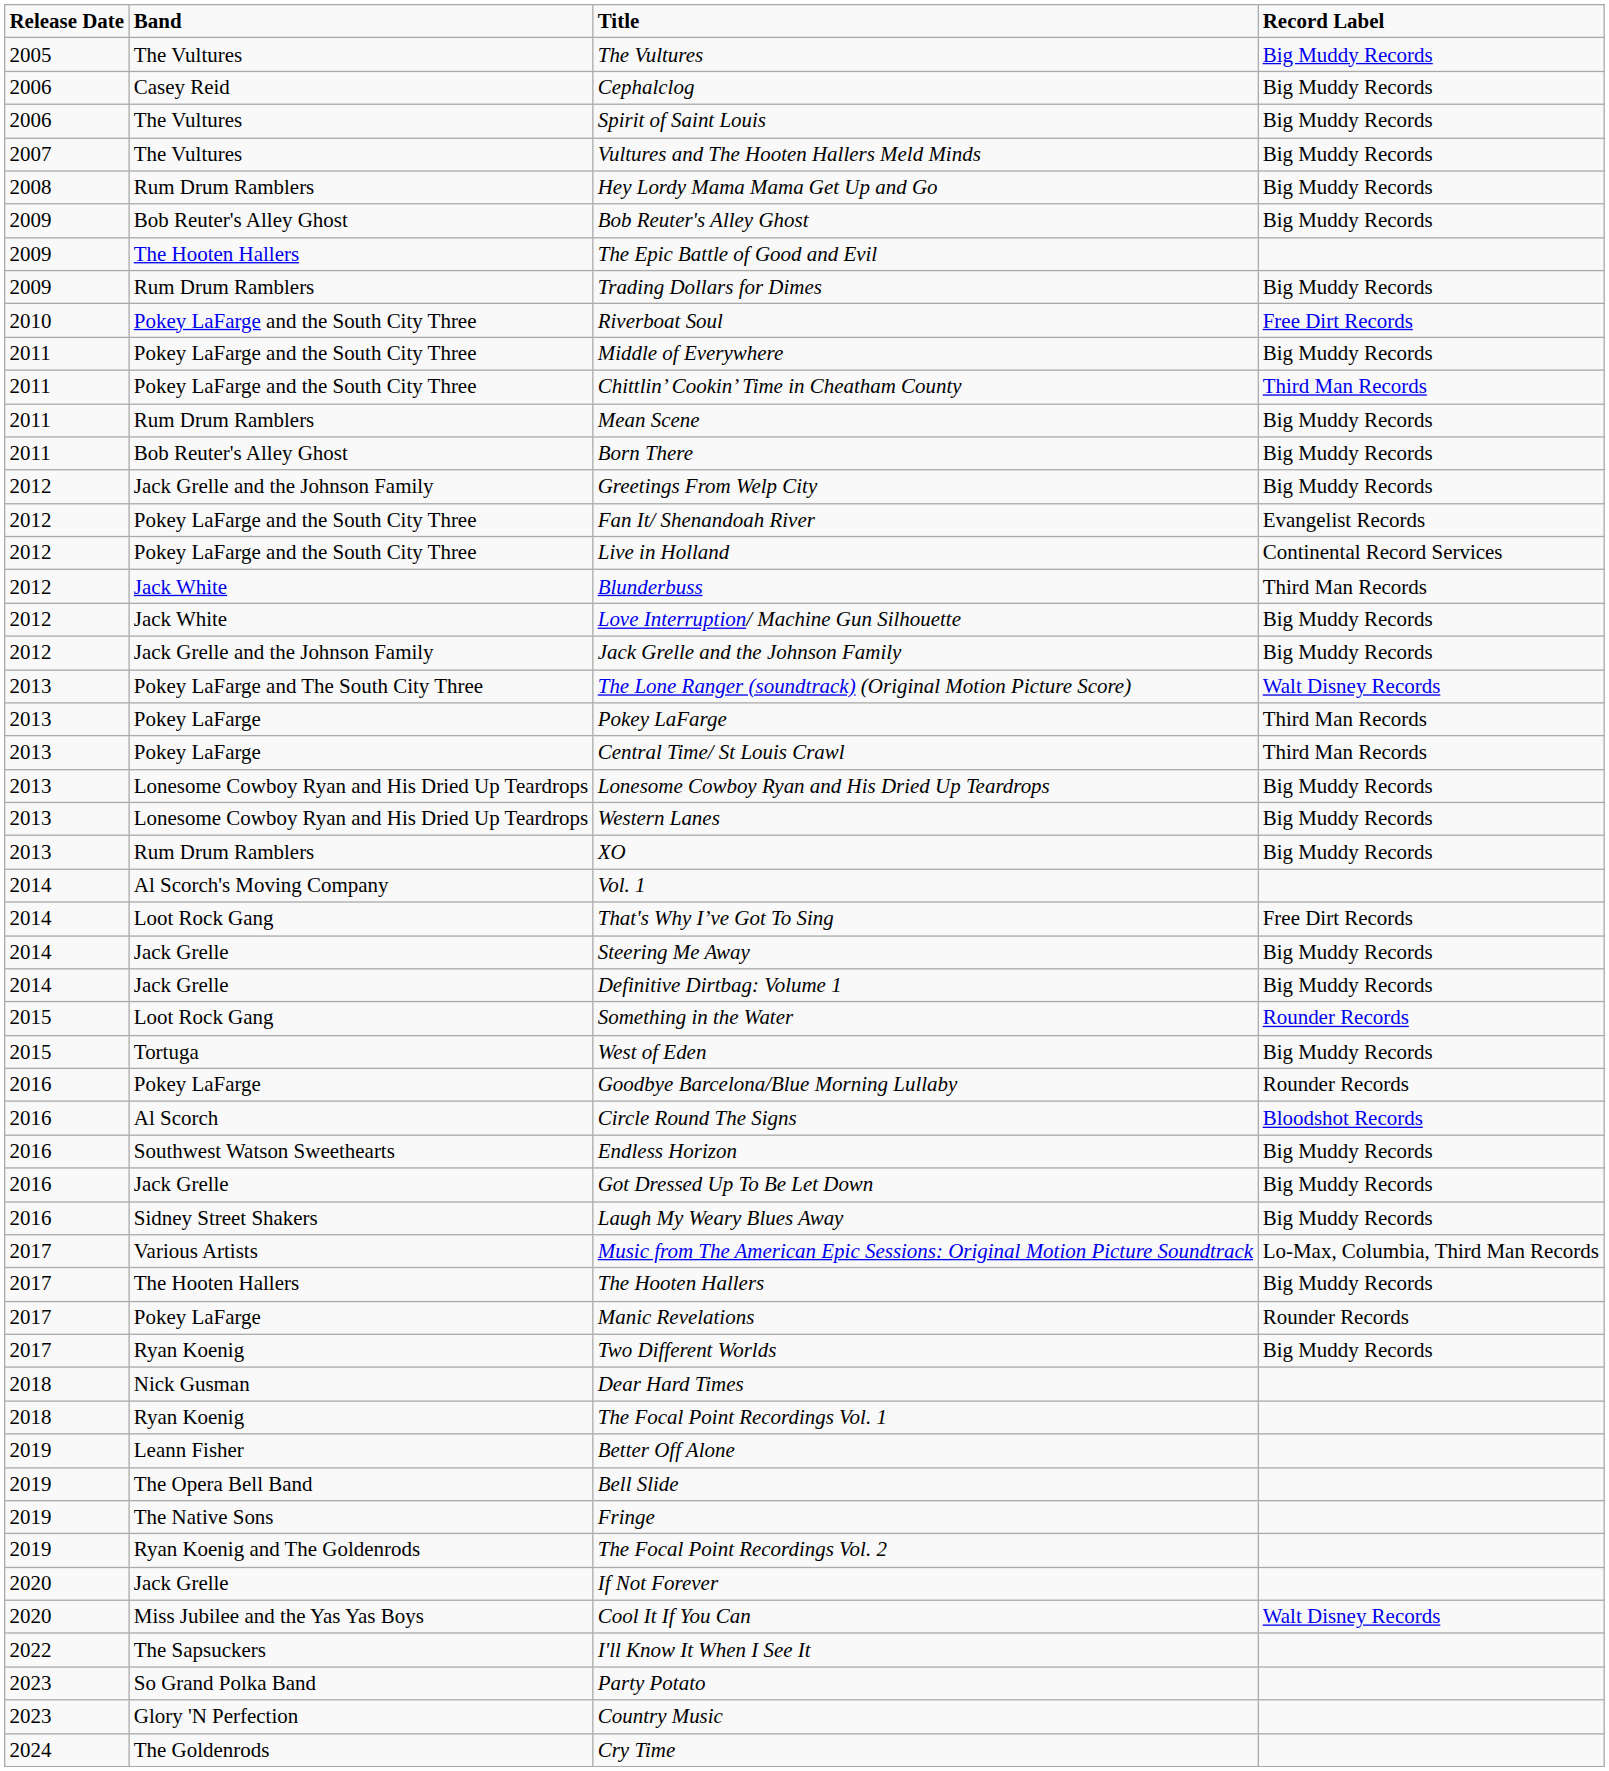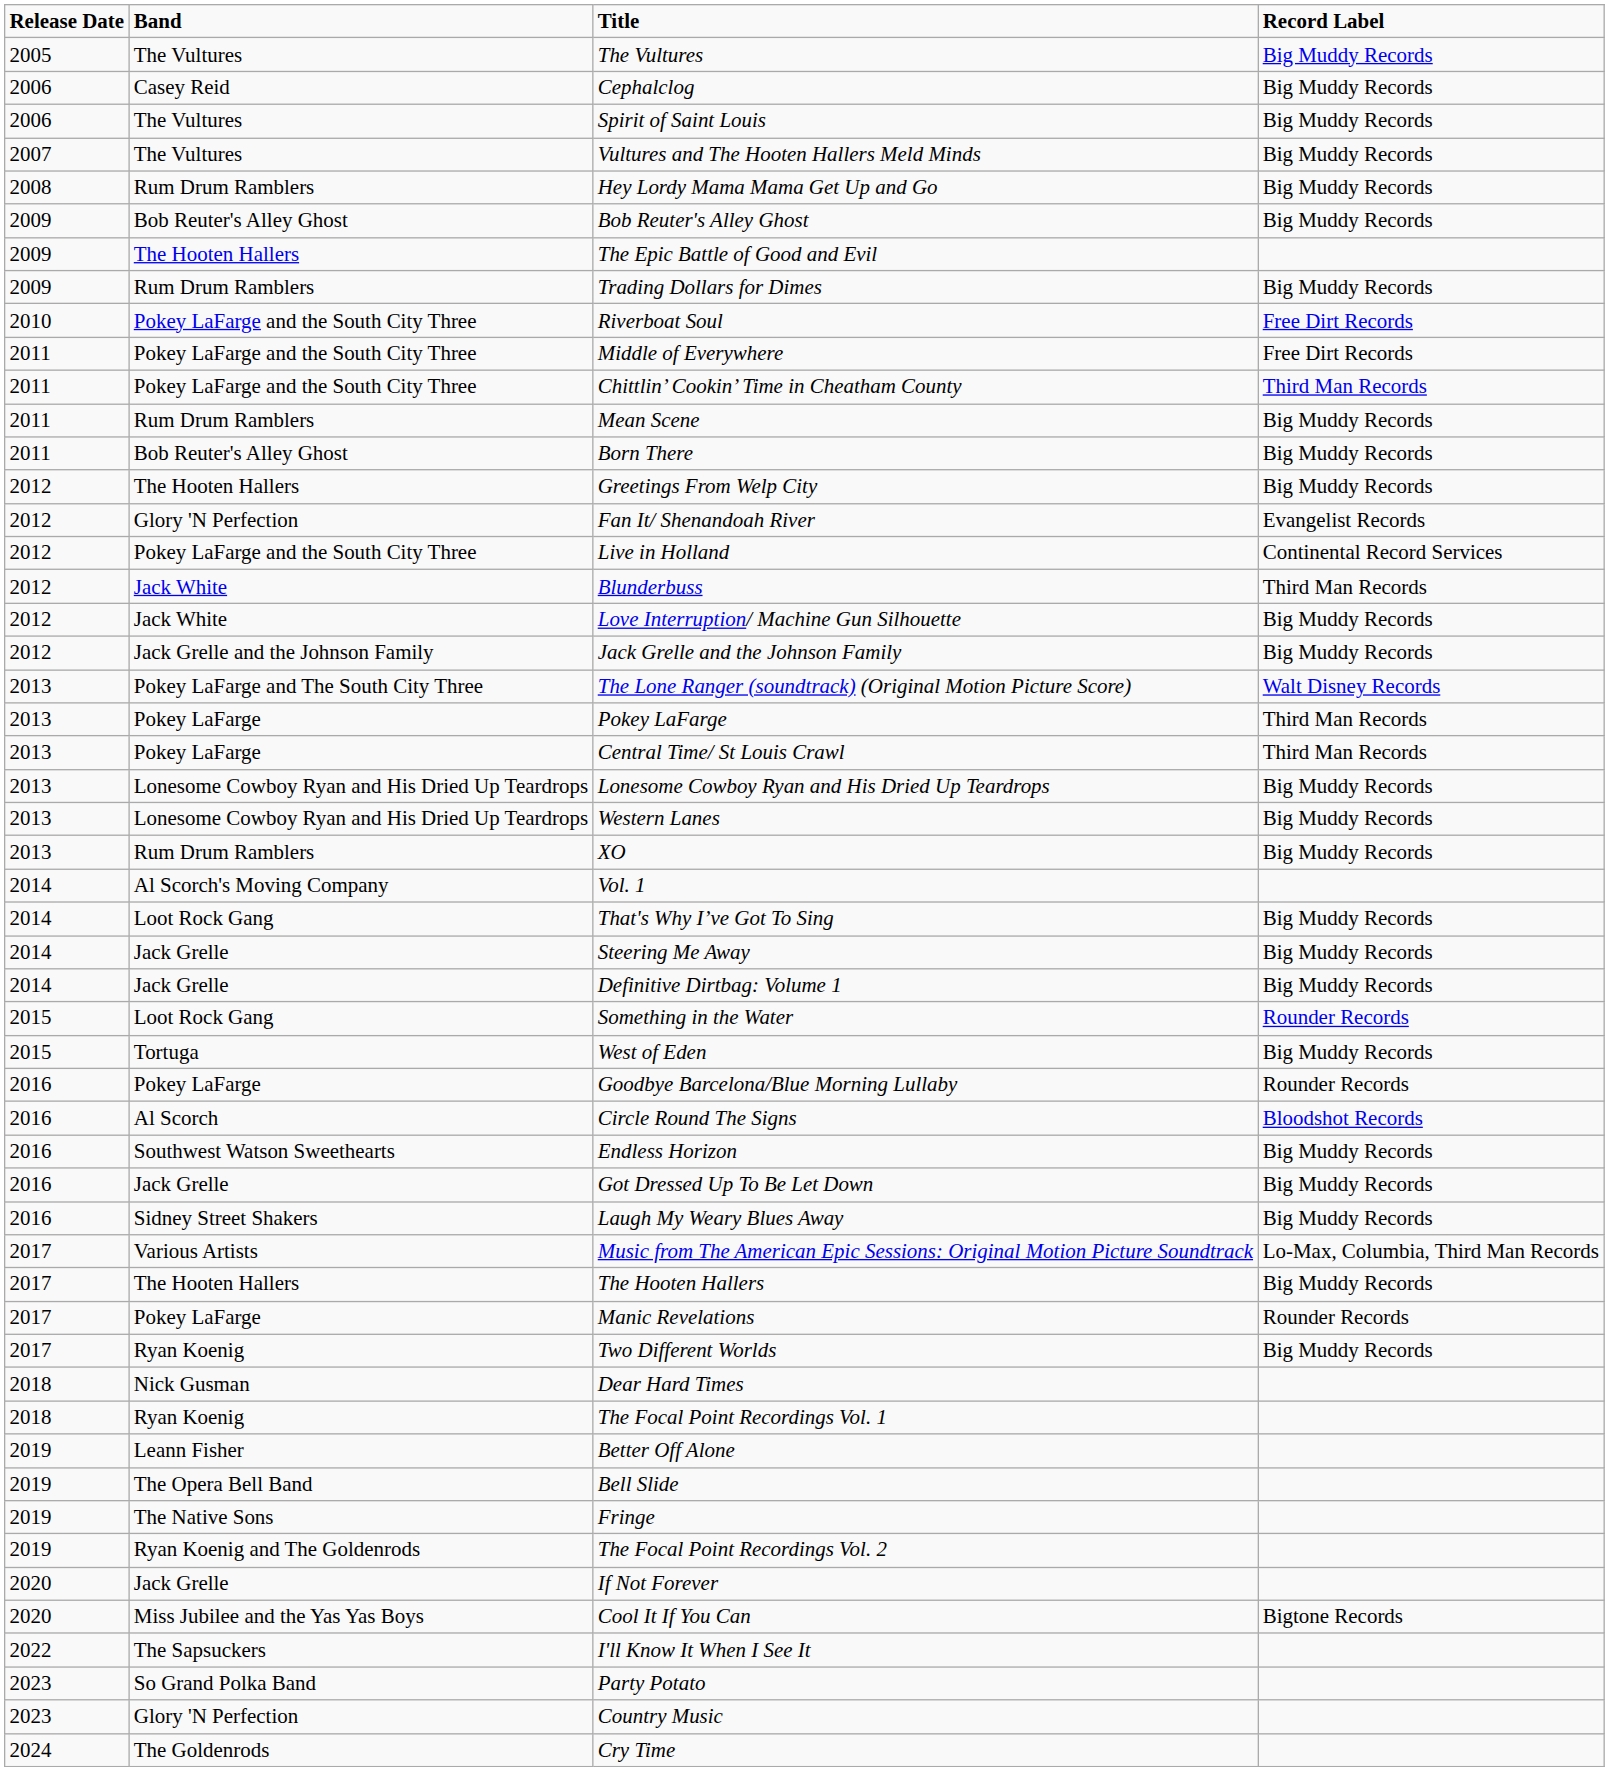(1348, 353) Big Muddy Records -> (1338, 353) Free Dirt Records
(284, 486) Jack Grelle and the Johnson Family -> (216, 486) The Hooten Hallers
(305, 519) Pokey LaFarge and the South City Three -> (216, 519) Glory 'N Perfection
(1338, 918) Free Dirt Records -> (1348, 918) Big Muddy Records
(1352, 1616) Walt Disney Records -> (1333, 1616) Bigtone Records
